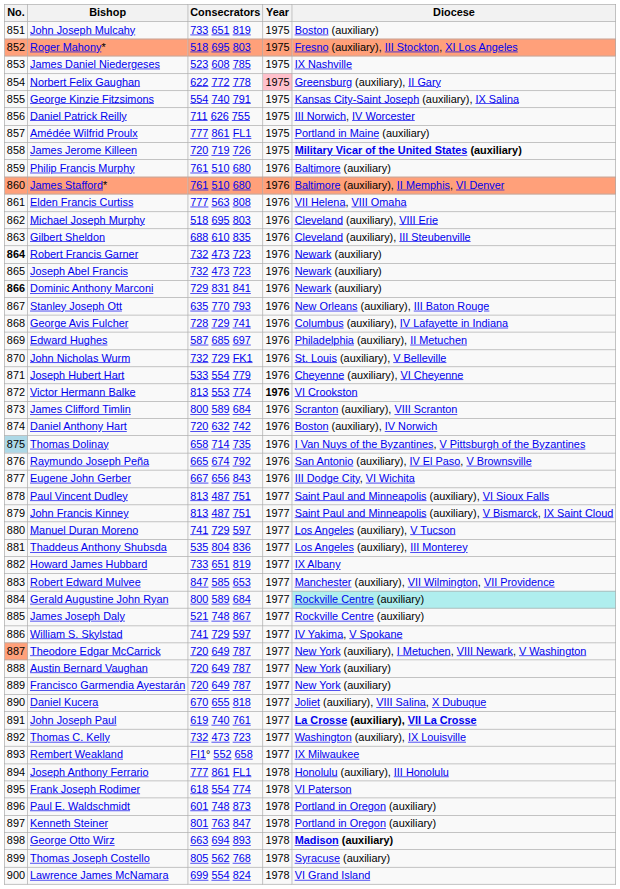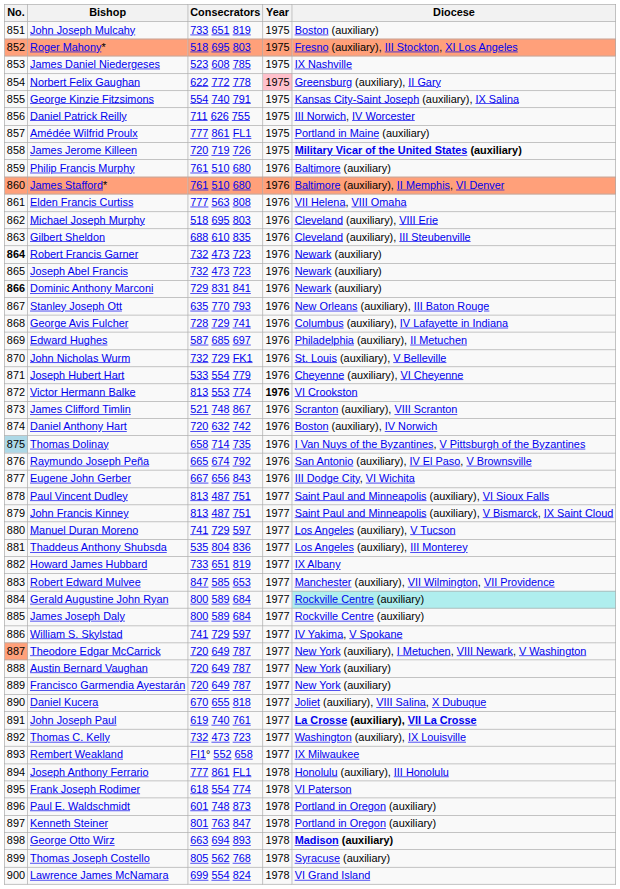(221, 409) 800 589 684 -> (221, 409) 521 748 867
(221, 617) 521 748 867 -> (221, 617) 800 589 684
